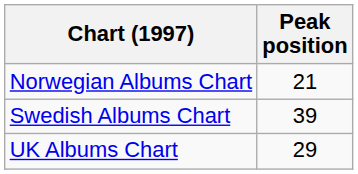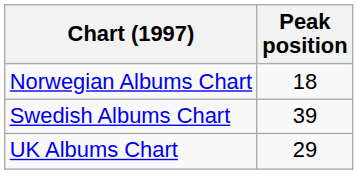(305, 81) 21 -> (305, 81) 18
